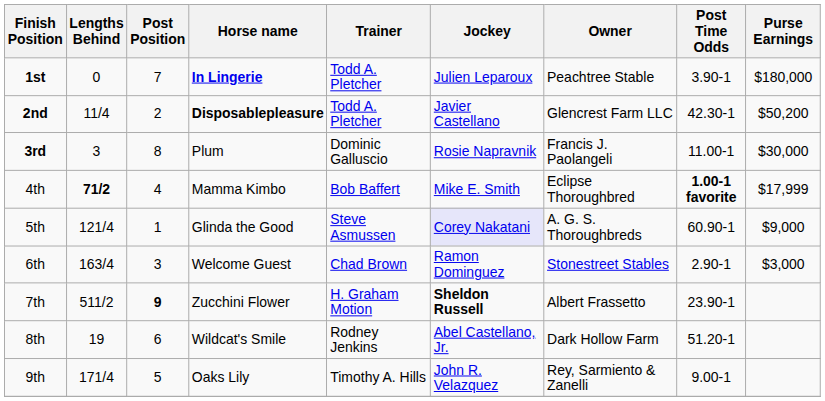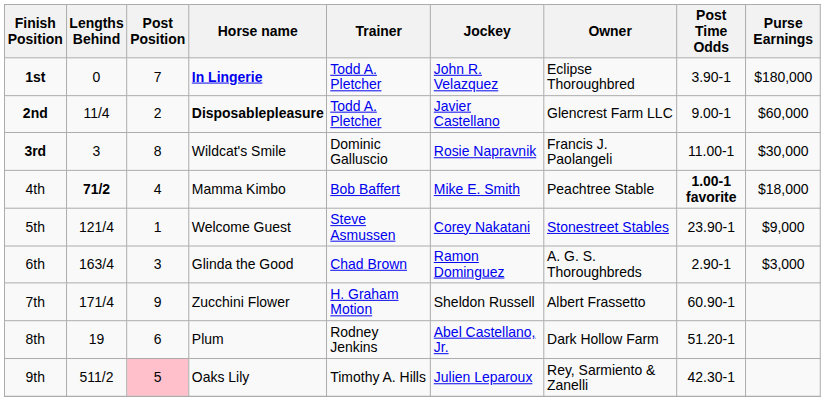(483, 77) Julien Leparoux -> (466, 77) John R. Velazquez
(601, 77) Peachtree Stable -> (591, 77) Eclipse Thoroughbred
(711, 114) 42.30-1 -> (711, 114) 9.00-1
(783, 114) $50,200 -> (783, 114) $60,000
(208, 152) Plum -> (239, 152) Wildcat's Smile
(591, 190) Eclipse Thoroughbred -> (601, 190) Peachtree Stable
(783, 190) $17,999 -> (783, 190) $18,000
(243, 227) Glinda the Good -> (241, 227) Welcome Guest
(482, 227) lavender background -> (482, 227) no background
(594, 227) A. G. S. Thoroughbreds -> (608, 227) Stonestreet Stables
(711, 227) 60.90-1 -> (711, 227) 23.90-1
(241, 265) Welcome Guest -> (243, 265) Glinda the Good
(608, 265) Stonestreet Stables -> (594, 265) A. G. S. Thoroughbreds
(97, 302) 511/2 -> (97, 302) 171/4
(158, 302) bold -> (158, 302) normal
(461, 302) bold -> (484, 302) normal
(711, 302) 23.90-1 -> (711, 302) 60.90-1
(239, 340) Wildcat's Smile -> (208, 340) Plum
(97, 377) 171/4 -> (97, 377) 511/2
(158, 377) no background -> (158, 377) pink background
(466, 377) John R. Velazquez -> (483, 377) Julien Leparoux
(711, 377) 9.00-1 -> (711, 377) 42.30-1
